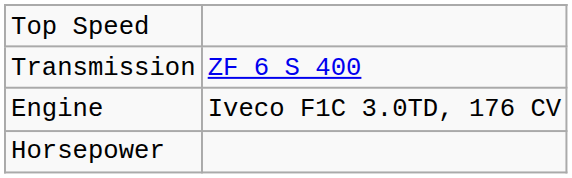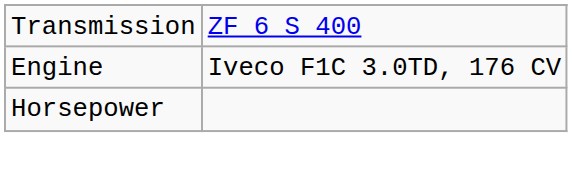- row: (80, 26)
